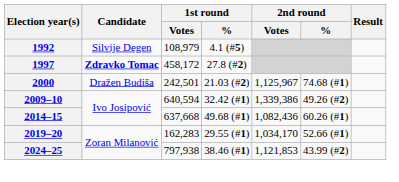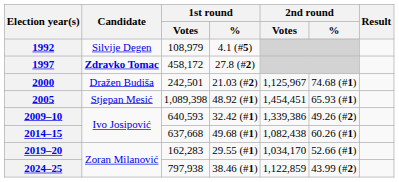+ row: (43, 99)
(181, 99) 640,594 -> (186, 116) 640,593
(276, 116) 1,082,436 -> (284, 133) 1,082,438
(276, 151) 1,121,853 -> (284, 168) 1,122,859
